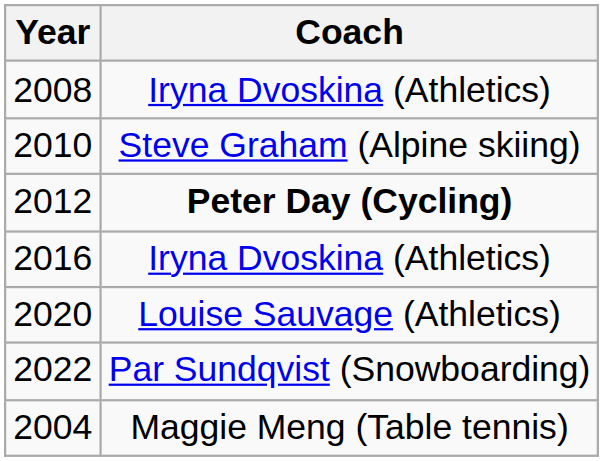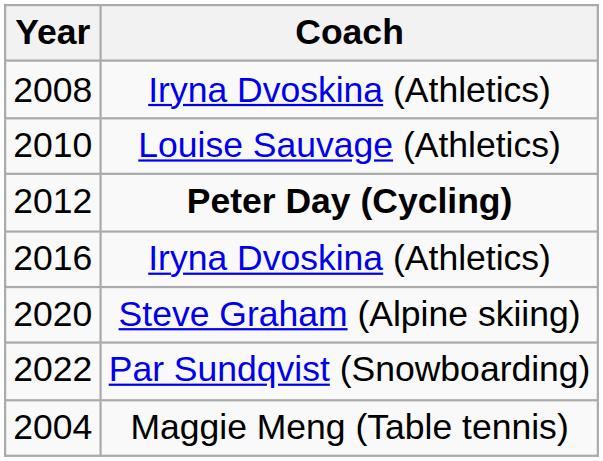(350, 145) Steve Graham (Alpine skiing) -> (350, 145) Louise Sauvage (Athletics)
(350, 314) Louise Sauvage (Athletics) -> (350, 314) Steve Graham (Alpine skiing)
